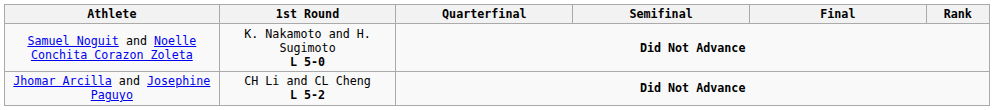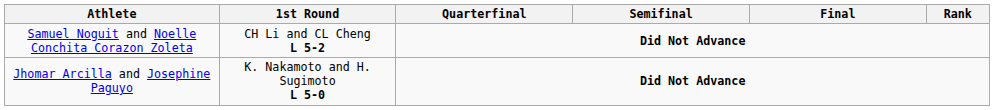(308, 48) K. Nakamoto and H. Sugimoto L 5-0 -> (308, 41) CH Li and CL Cheng L 5-2
(308, 88) CH Li and CL Cheng L 5-2 -> (308, 81) K. Nakamoto and H. Sugimoto L 5-0
